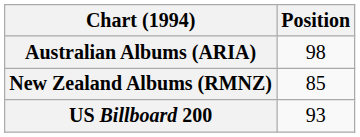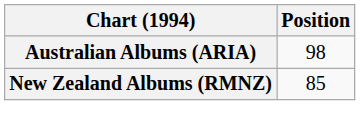- row: (141, 115)
